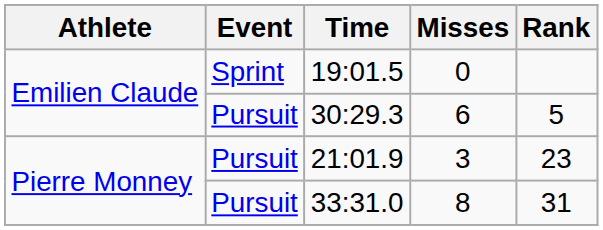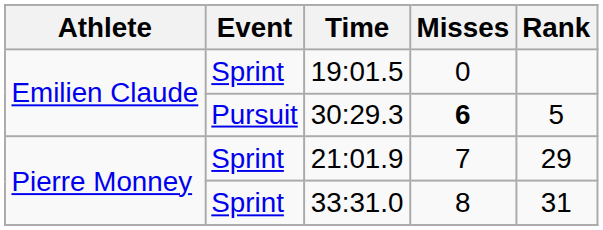(463, 115) normal -> (463, 115) bold
(255, 159) Pursuit -> (248, 159) Sprint
(463, 159) 3 -> (463, 159) 7
(556, 159) 23 -> (556, 159) 29
(255, 203) Pursuit -> (248, 203) Sprint
